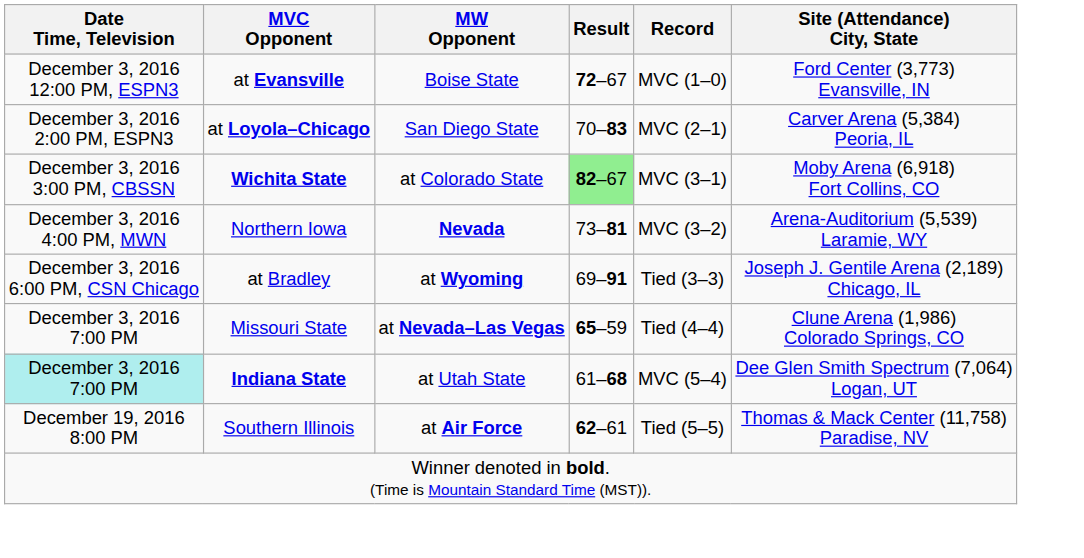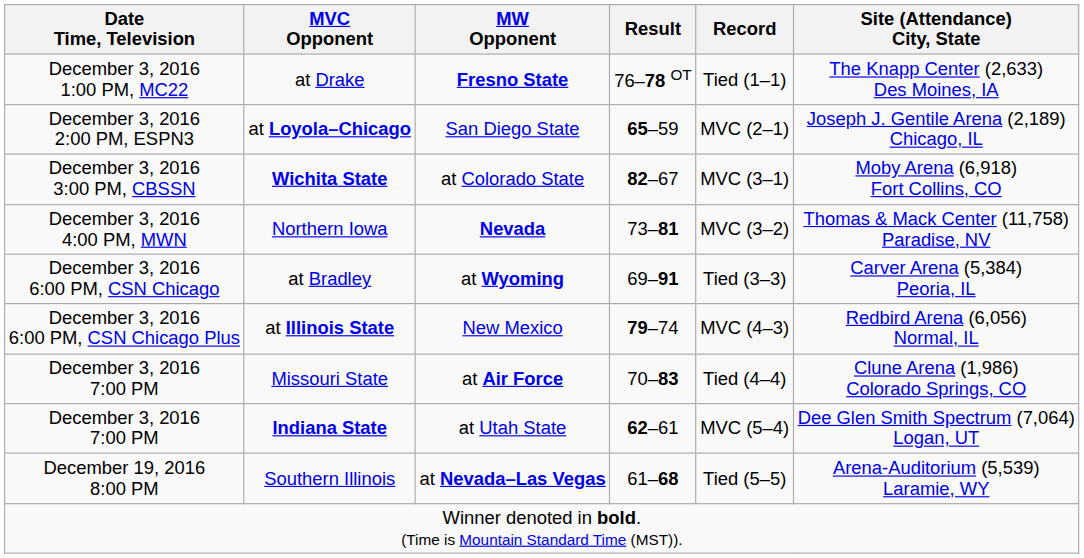- row: (289, 79)
+ row: (330, 79)
(601, 129) 70–83 -> (653, 129) 65–59
(874, 129) Carver Arena (5,384) Peoria, IL -> (936, 129) Joseph J. Gentile Arena (2,189) Chicago, IL
(601, 179) lightgreen background -> (653, 179) no background
(874, 228) Arena-Auditorium (5,539) Laramie, WY -> (936, 228) Thomas & Mack Center (11,758) Paradise, NV
(874, 278) Joseph J. Gentile Arena (2,189) Chicago, IL -> (936, 278) Carver Arena (5,384) Peoria, IL
+ row: (330, 328)
(472, 328) at Nevada–Las Vegas -> (513, 378) at Air Force
(601, 328) 65–59 -> (653, 378) 70–83
(104, 378) paleturquoise background -> (124, 428) no background
(601, 378) 61–68 -> (653, 428) 62–61
(472, 428) at Air Force -> (513, 478) at Nevada–Las Vegas
(601, 428) 62–61 -> (653, 478) 61–68
(874, 428) Thomas & Mack Center (11,758) Paradise, NV -> (936, 478) Arena-Auditorium (5,539) Laramie, WY
